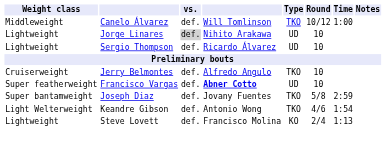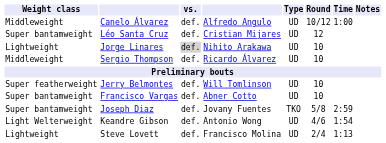(237, 22) Will Tomlinson -> (237, 22) Alfredo Angulo
(294, 22) TKO -> (294, 22) UD
+ row: (134, 35)
(32, 47) Lightweight -> (34, 60) Middleweight
(37, 72) Cruiserweight -> (51, 84) Super featherweight
(237, 72) Alfredo Angulo -> (237, 84) Will Tomlinson
(294, 72) TKO -> (294, 84) UD
(51, 84) Super featherweight -> (49, 97) Super bantamweight
(230, 84) bold -> (230, 97) normal
(294, 109) TKO -> (294, 122) UD
(294, 122) KO -> (294, 134) UD
